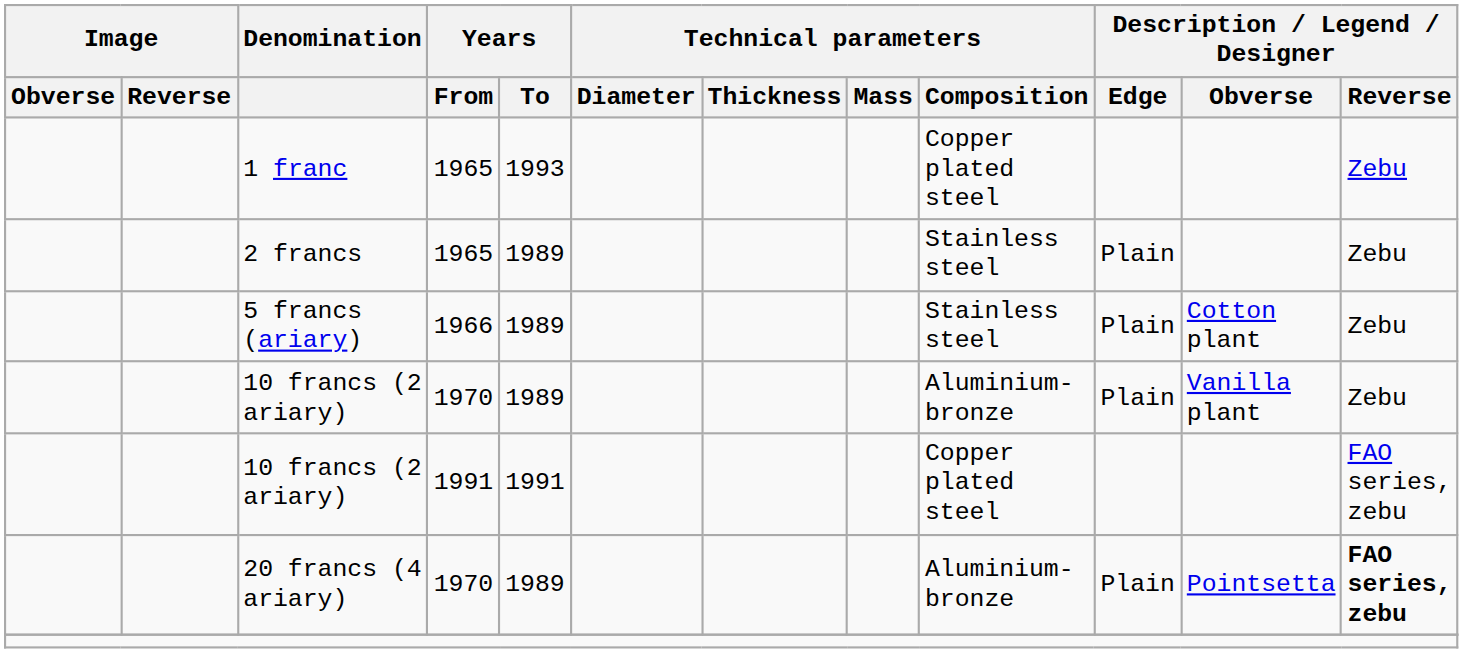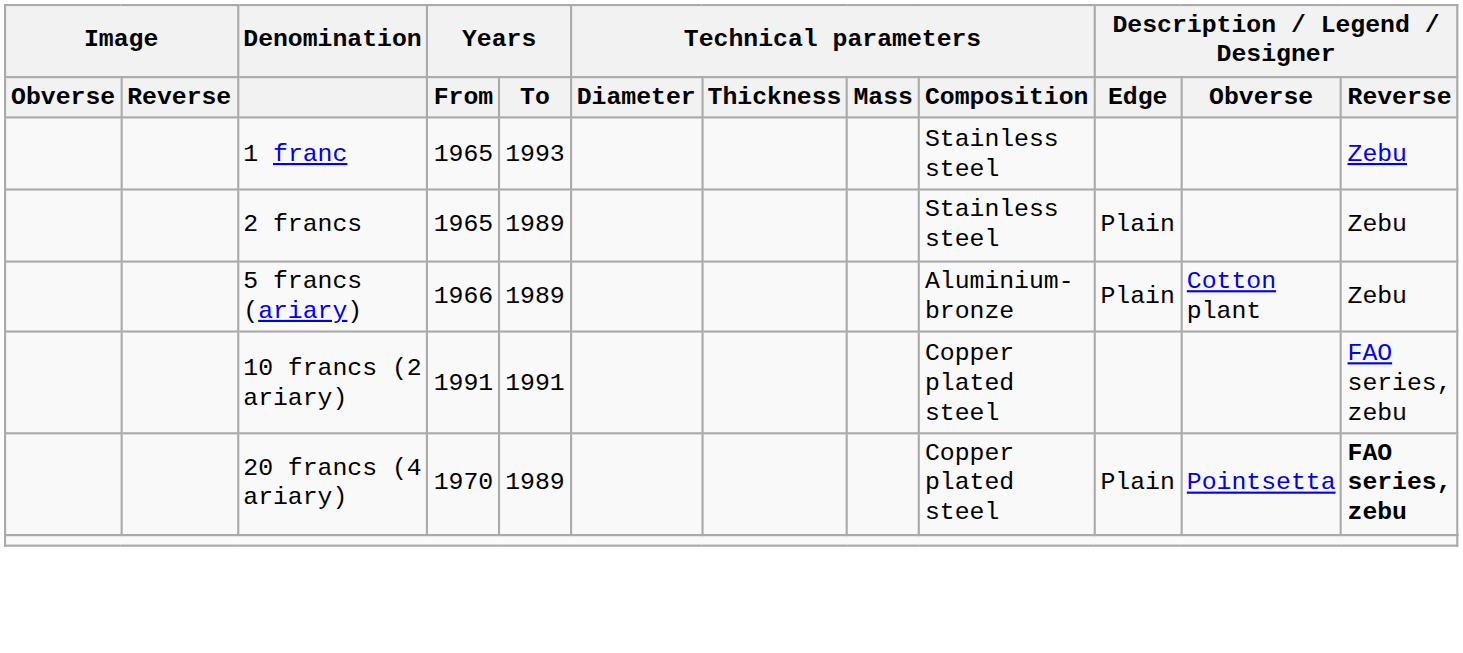(970, 168) Copper plated steel -> (992, 153) Stainless steel
(992, 326) Stainless steel -> (999, 296) Aluminium-bronze
- row: (332, 397)
(999, 584) Aluminium-bronze -> (970, 483) Copper plated steel
